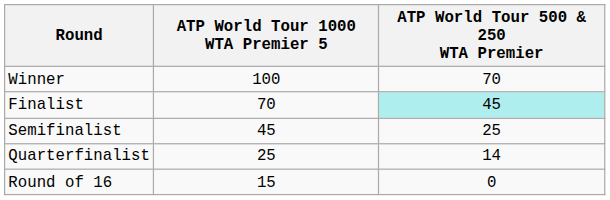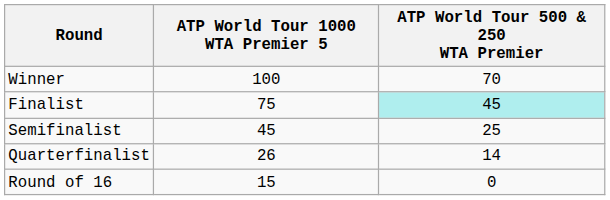(266, 105) 70 -> (266, 105) 75
(266, 156) 25 -> (266, 156) 26
